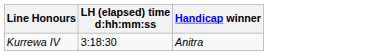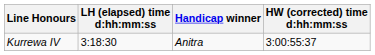+ column: (317, 19)
